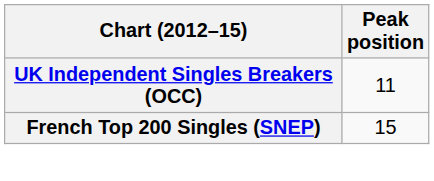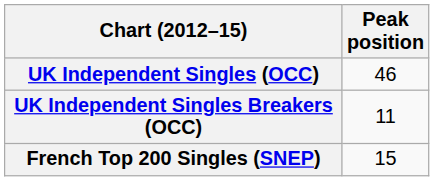+ row: (173, 74)
